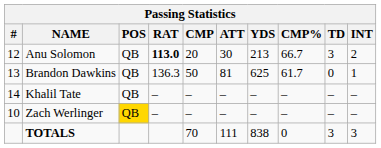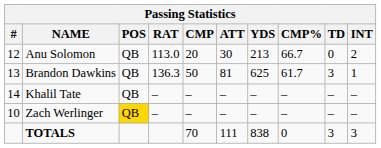(165, 53) bold -> (166, 53) normal
(331, 53) 3 -> (331, 53) 0
(331, 73) 0 -> (331, 73) 3
